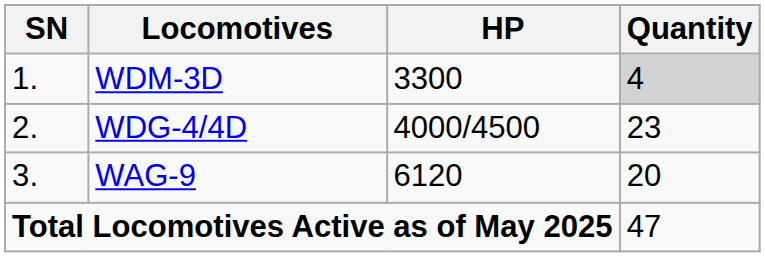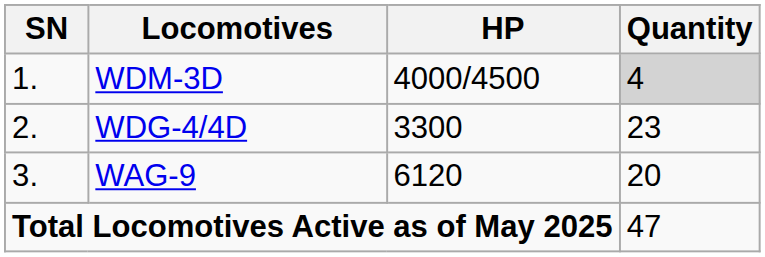(428, 78) 3300 -> (467, 78) 4000/4500
(467, 127) 4000/4500 -> (428, 127) 3300
